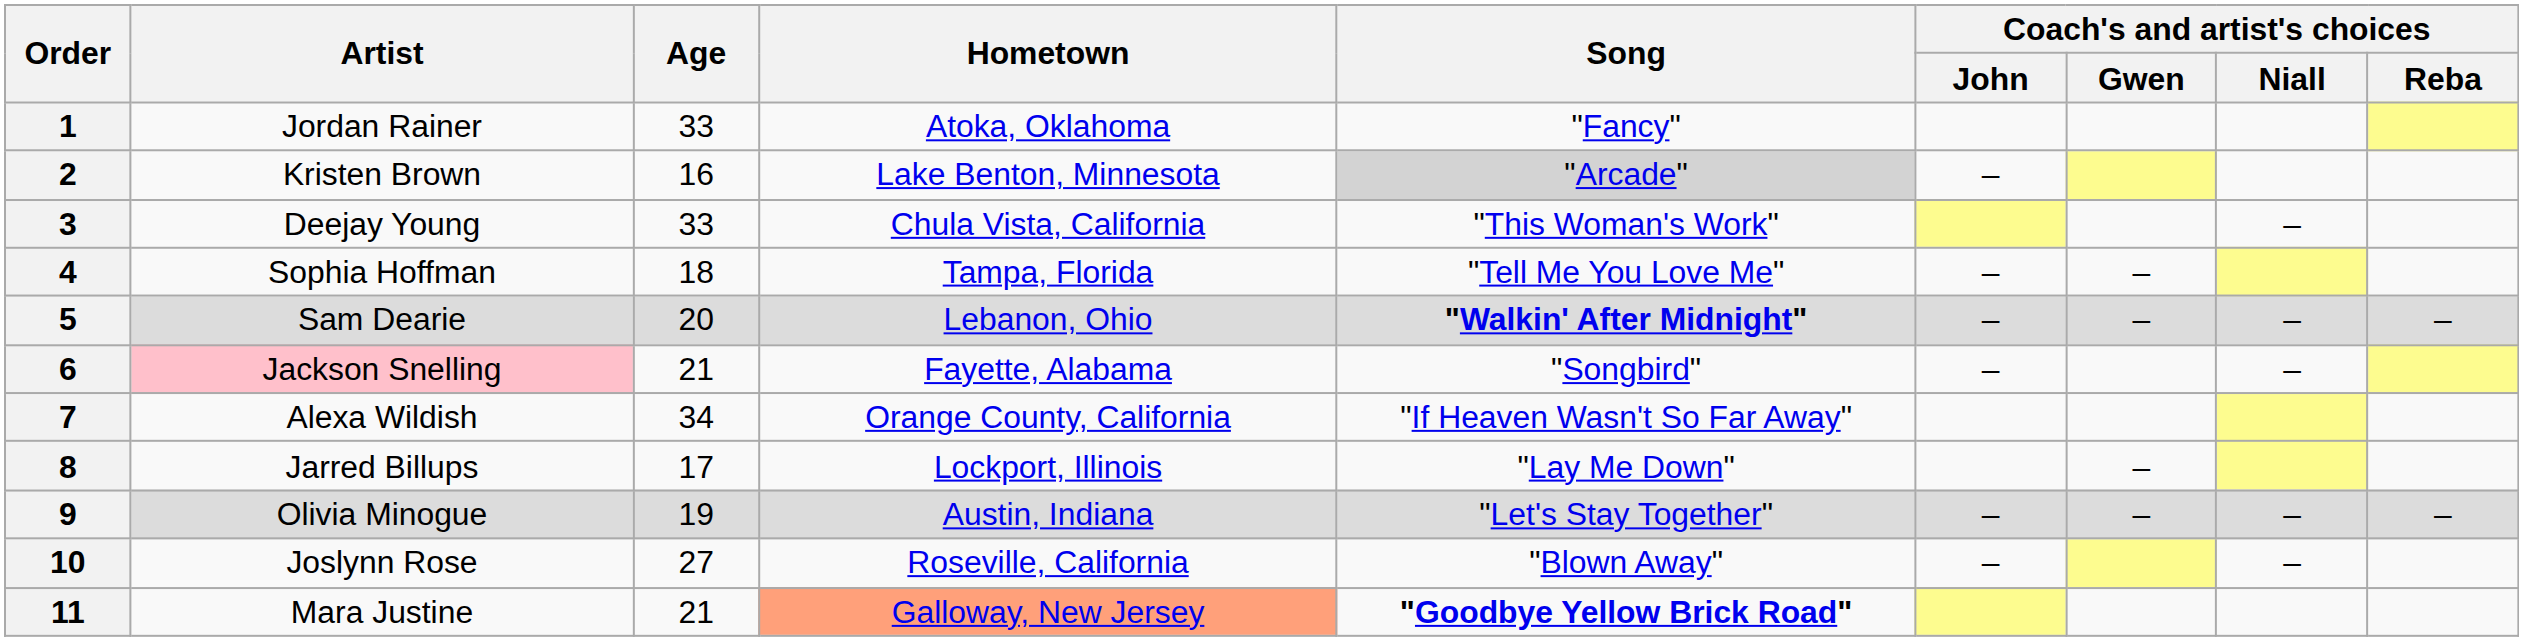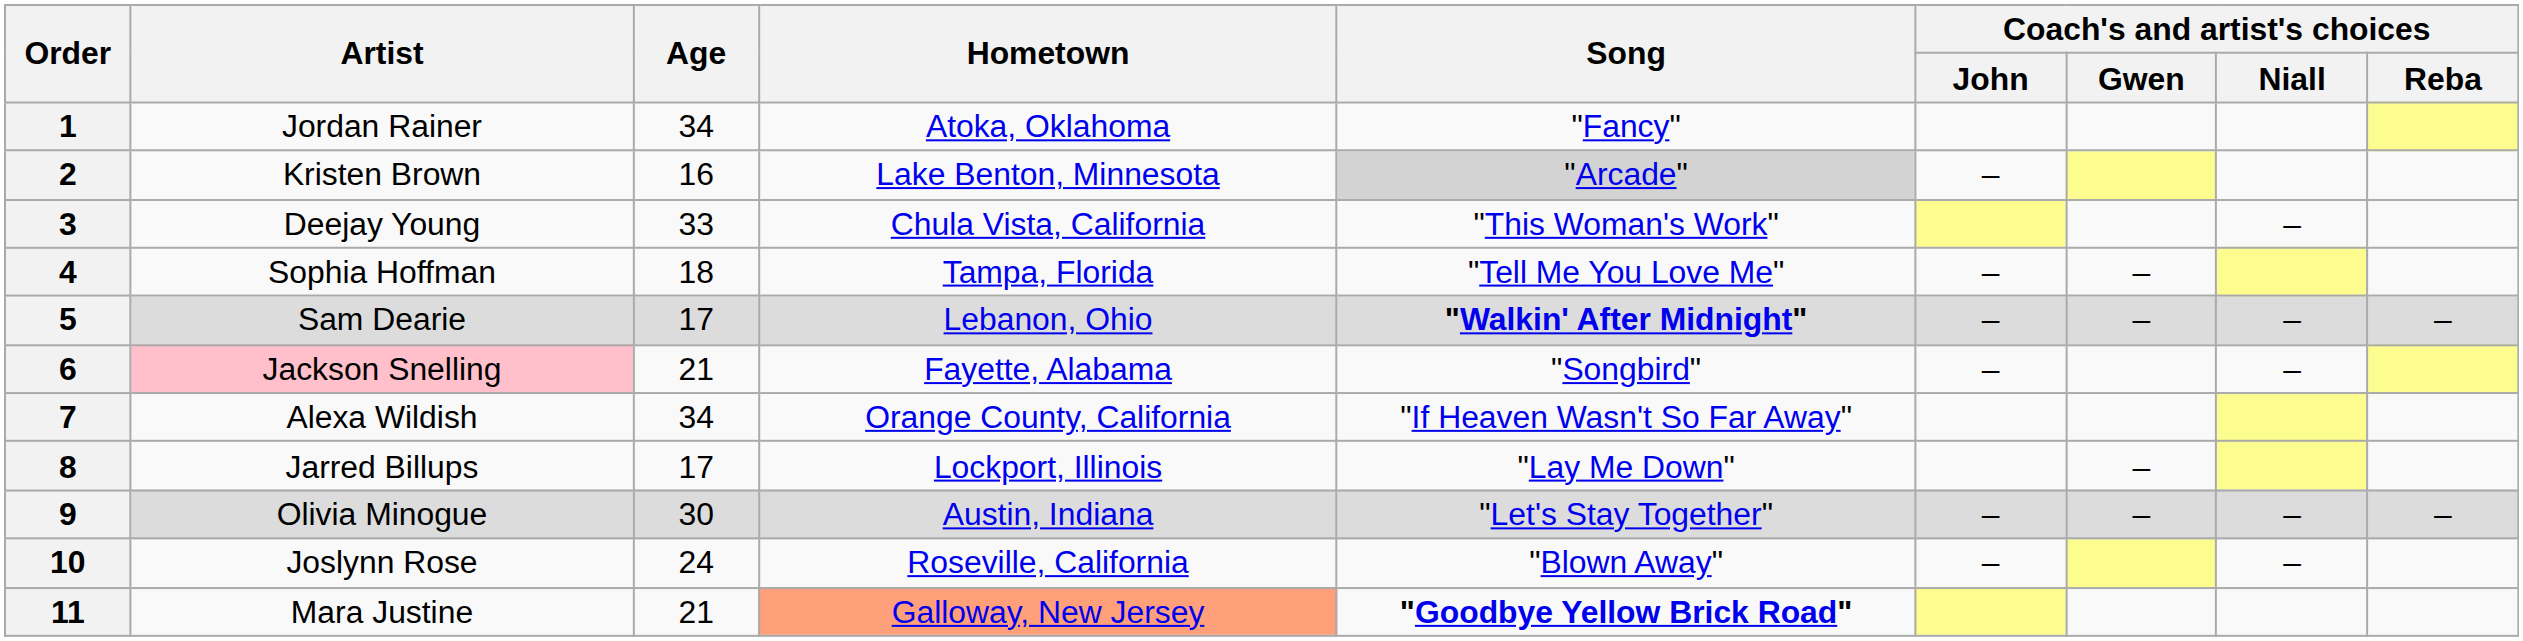(696, 126) 33 -> (696, 126) 34
(696, 320) 20 -> (696, 320) 17
(696, 514) 19 -> (696, 514) 30
(696, 563) 27 -> (696, 563) 24
